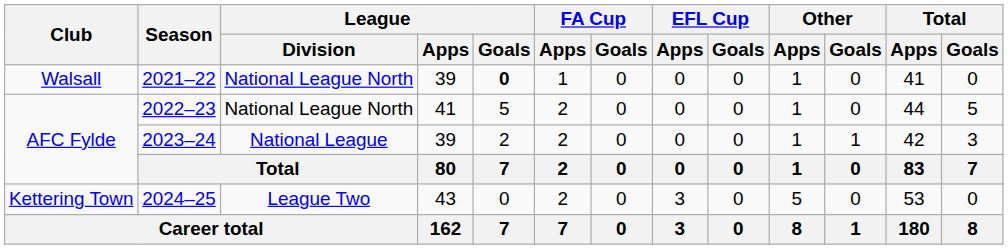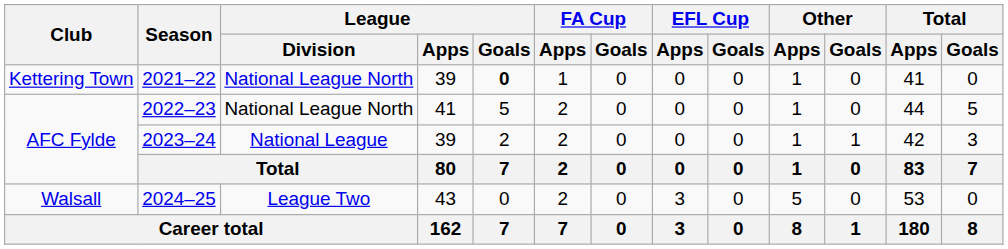(71, 79) Walsall -> (71, 79) Kettering Town
(71, 199) Kettering Town -> (71, 199) Walsall
